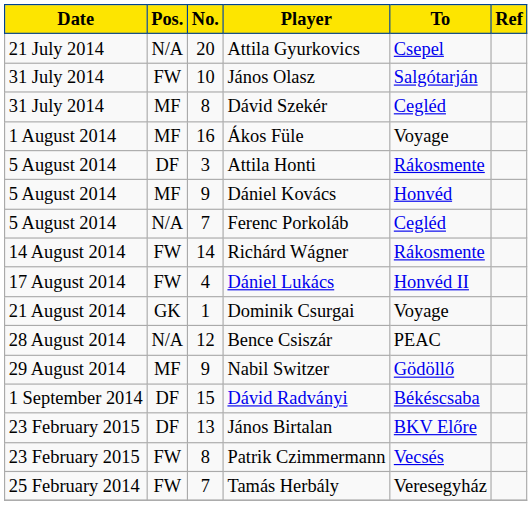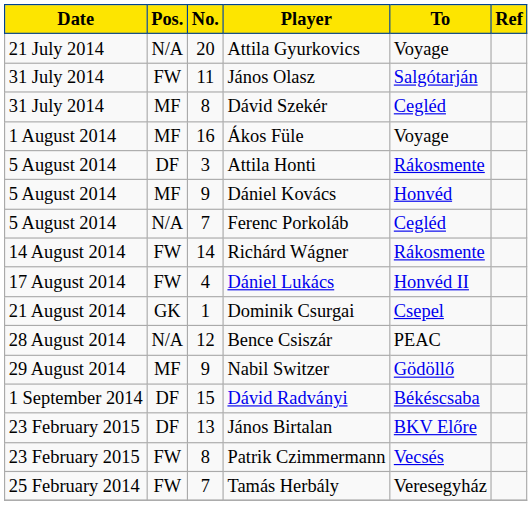(419, 48) Csepel -> (421, 48) Voyage
(205, 77) 10 -> (205, 77) 11
(421, 310) Voyage -> (419, 310) Csepel
